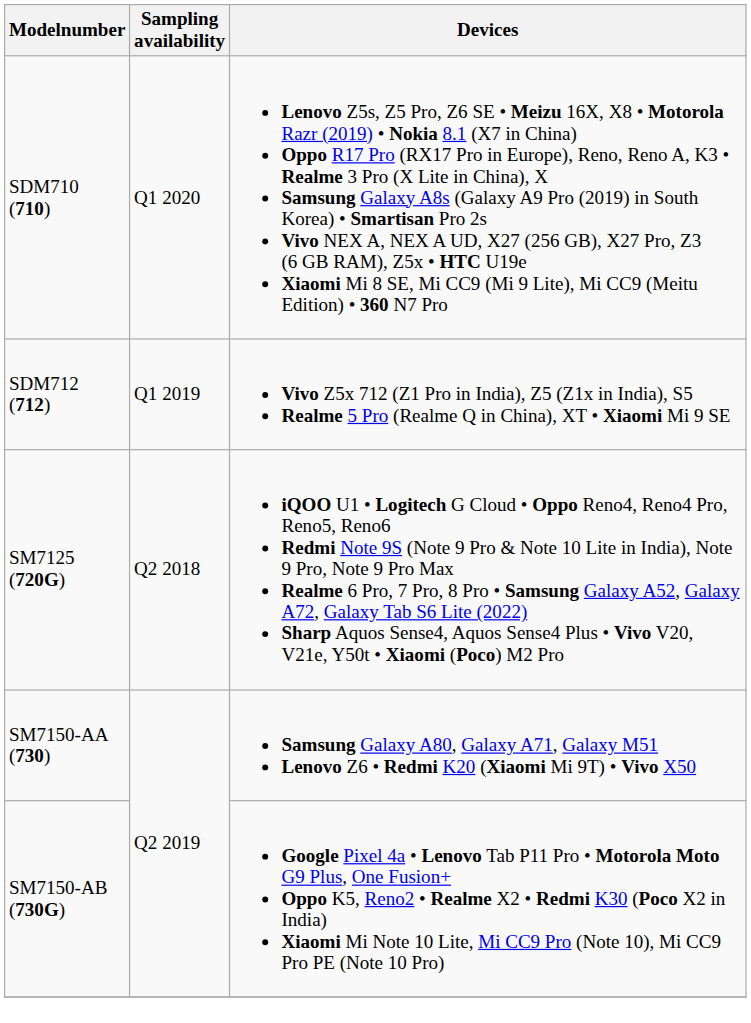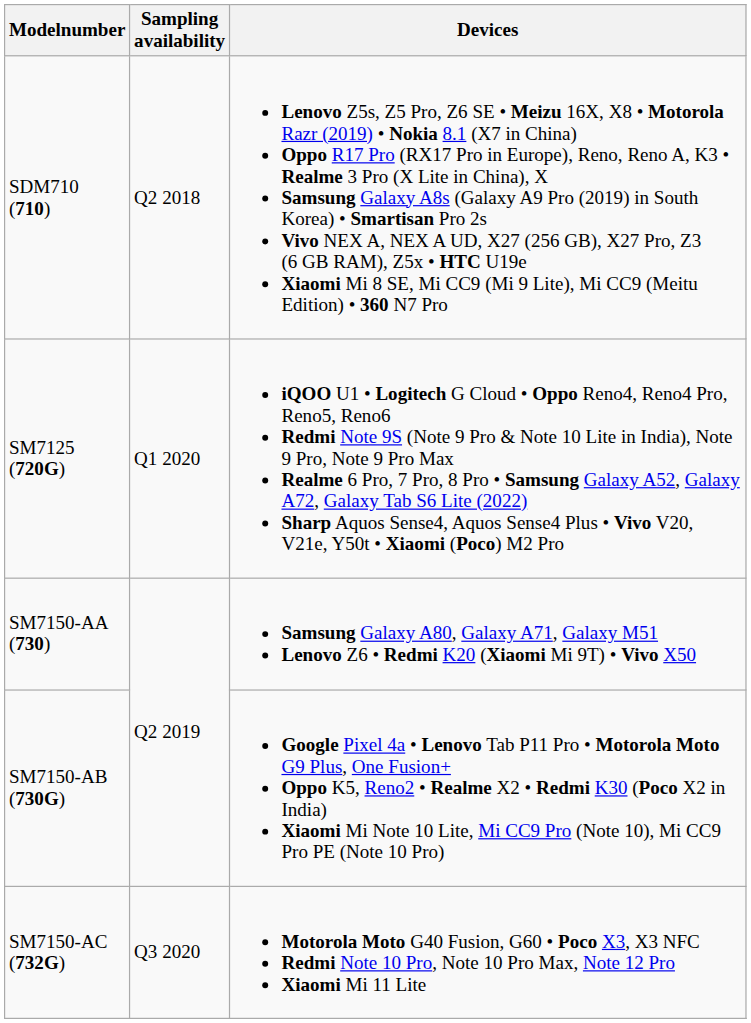(167, 197) Q1 2020 -> (167, 197) Q2 2018
- row: (44, 394)
(167, 569) Q2 2018 -> (167, 458) Q1 2020
+ row: (58, 952)
